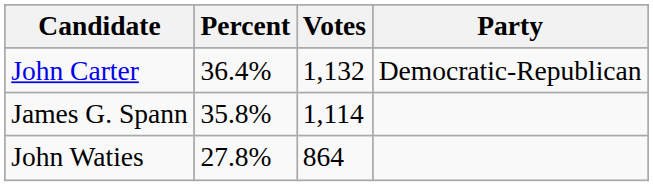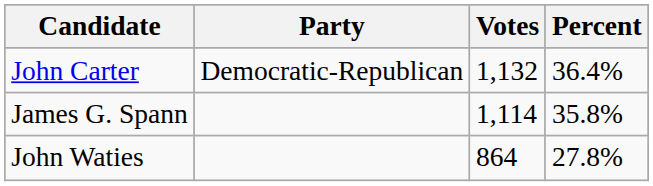columns swapped: (510, 26) <-> (245, 26)
